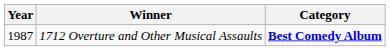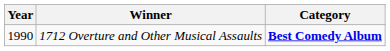(20, 35) 1987 -> (20, 35) 1990
